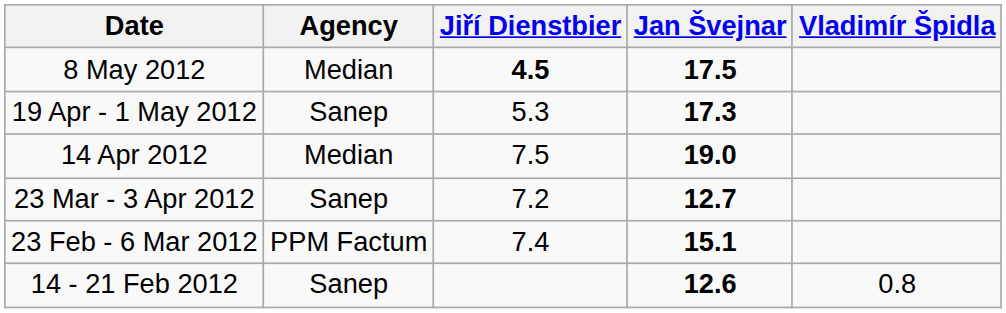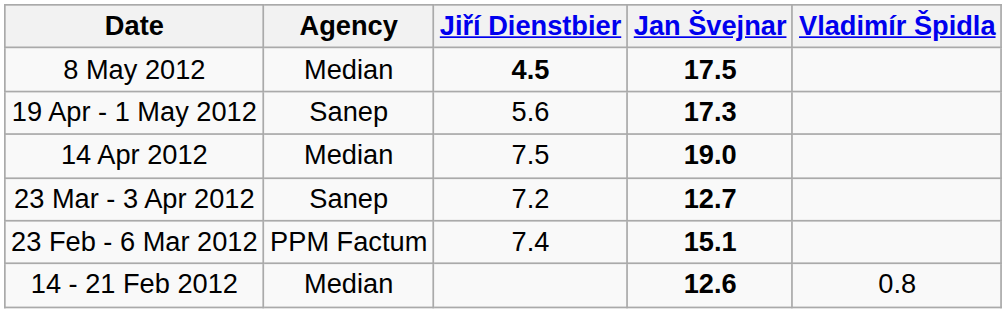(531, 112) 5.3 -> (531, 112) 5.6
(349, 284) Sanep -> (349, 284) Median
